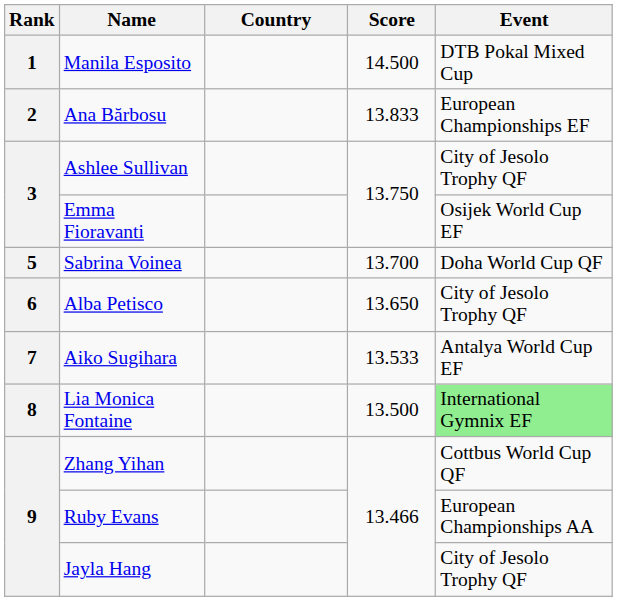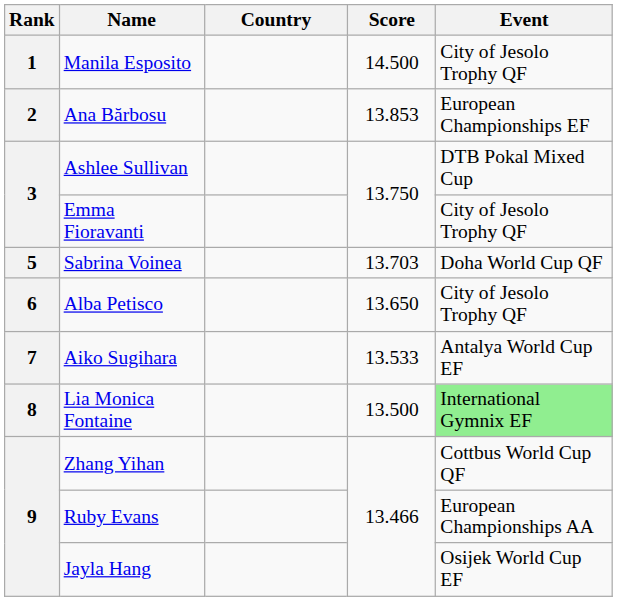(512, 61) DTB Pokal Mixed Cup -> (495, 61) City of Jesolo Trophy QF
(392, 114) 13.833 -> (392, 114) 13.853
(495, 167) City of Jesolo Trophy QF -> (512, 167) DTB Pokal Mixed Cup
(511, 220) Osijek World Cup EF -> (495, 220) City of Jesolo Trophy QF
(392, 262) 13.700 -> (392, 262) 13.703
(495, 569) City of Jesolo Trophy QF -> (511, 569) Osijek World Cup EF
